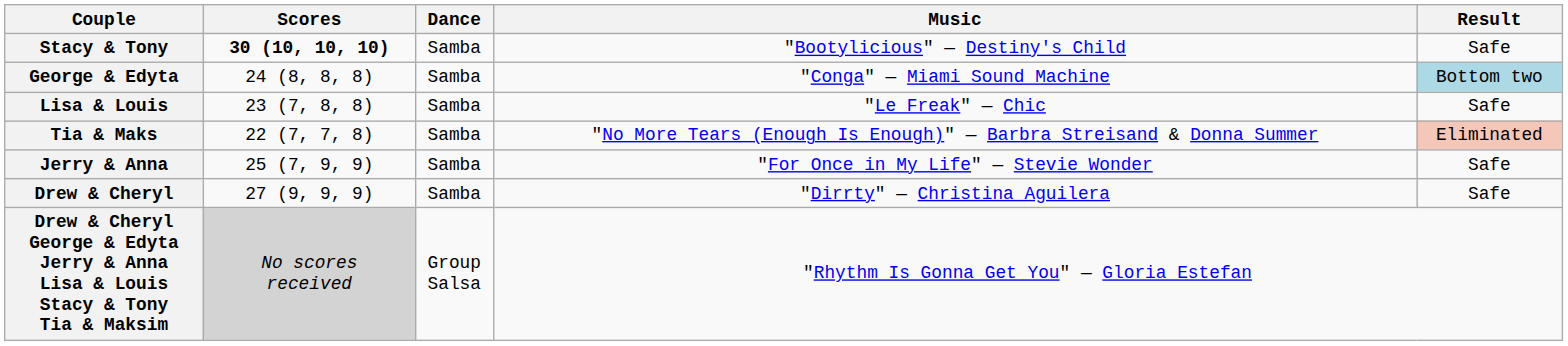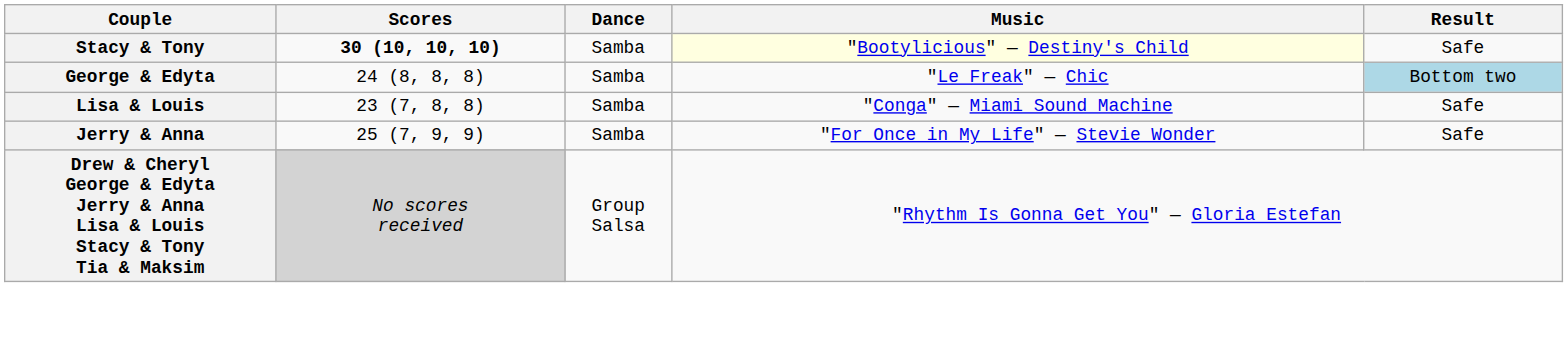(955, 48) no background -> (1018, 48) lightyellow background
(955, 77) "Conga" — Miami Sound Machine -> (1018, 77) "Le Freak" — Chic
(955, 106) "Le Freak" — Chic -> (1018, 106) "Conga" — Miami Sound Machine
- row: (104, 135)
- row: (104, 193)
